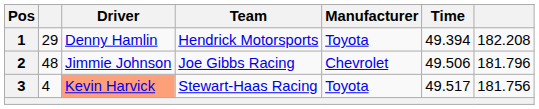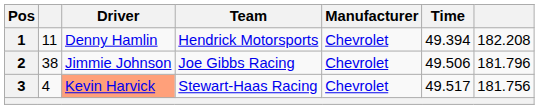(50, 40) 29 -> (49, 40) 11
(347, 40) Toyota -> (357, 40) Chevrolet
(50, 63) 48 -> (50, 63) 38
(347, 86) Toyota -> (357, 86) Chevrolet
